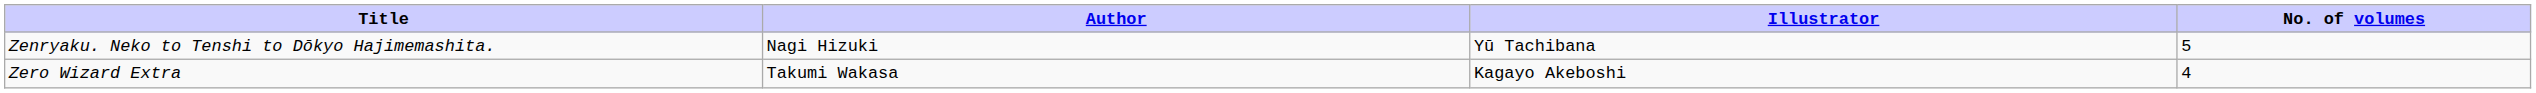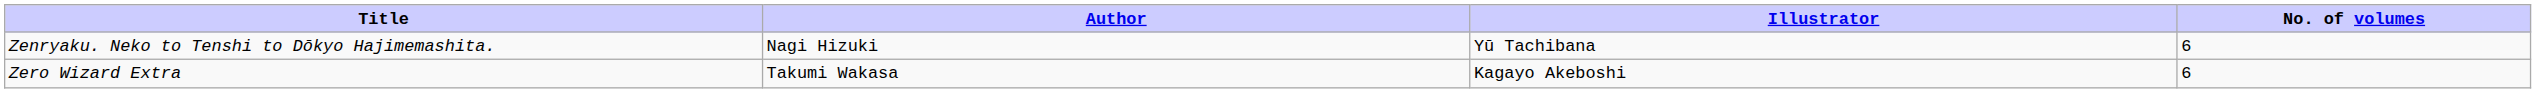(2186, 46) 5 -> (2186, 46) 6
(2186, 74) 4 -> (2186, 74) 6
